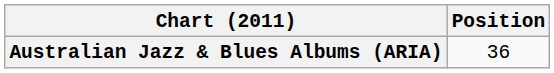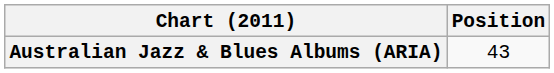(498, 52) 36 -> (498, 52) 43
